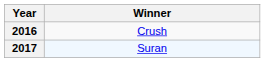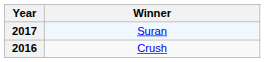rows swapped: (24, 48) <-> (24, 31)
